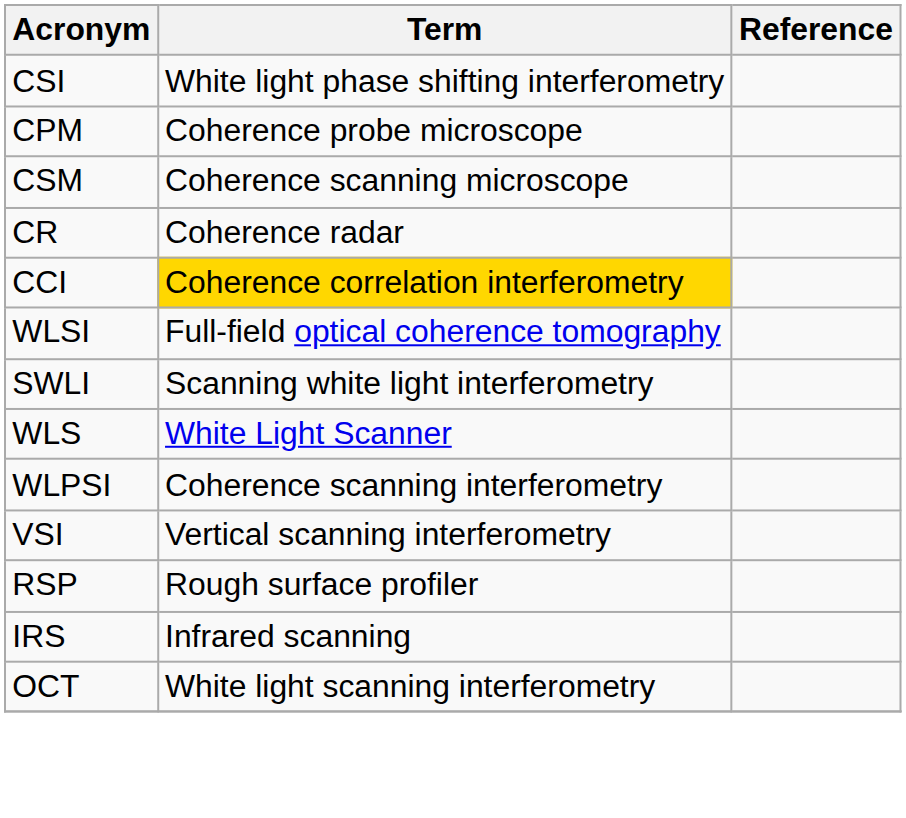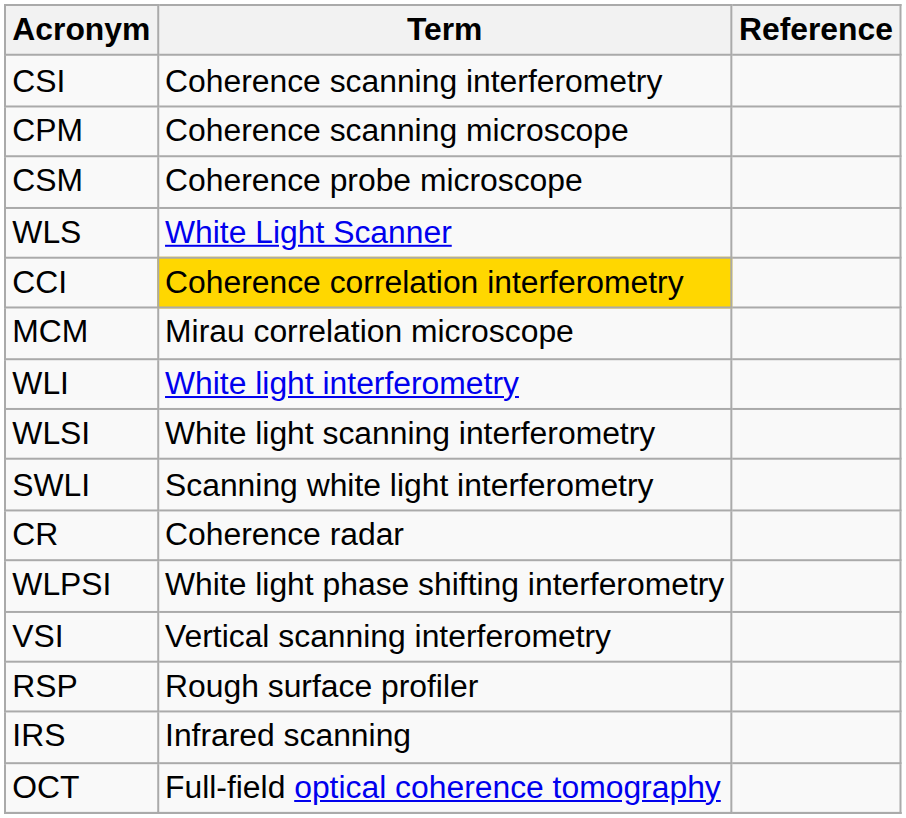(445, 80) White light phase shifting interferometry -> (414, 80) Coherence scanning interferometry
(374, 130) Coherence probe microscope -> (397, 130) Coherence scanning microscope
(397, 181) Coherence scanning microscope -> (374, 181) Coherence probe microscope
rows swapped: (35, 231) <-> (47, 433)
+ row: (50, 332)
+ row: (41, 383)
(443, 332) Full-field optical coherence tomography -> (410, 433) White light scanning interferometry
(414, 484) Coherence scanning interferometry -> (445, 585) White light phase shifting interferometry
(410, 686) White light scanning interferometry -> (443, 787) Full-field optical coherence tomography
